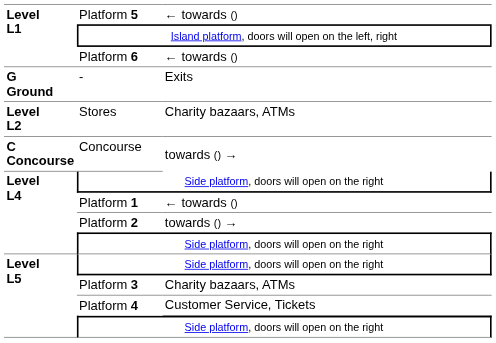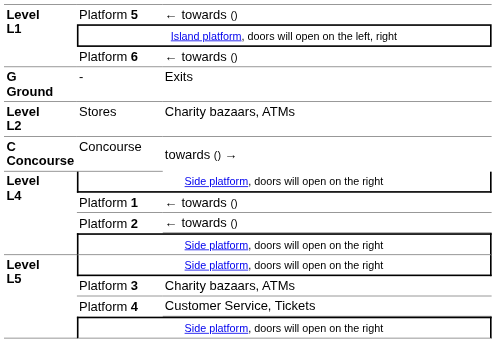(201, 222) towards () → -> (201, 222) ← towards ()
